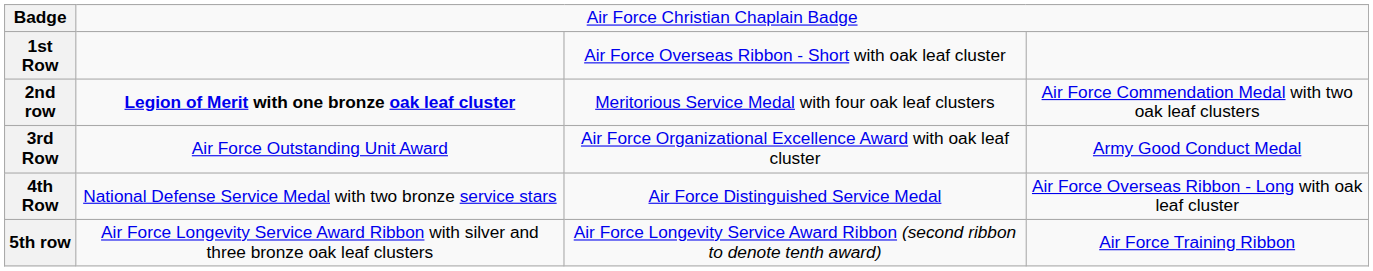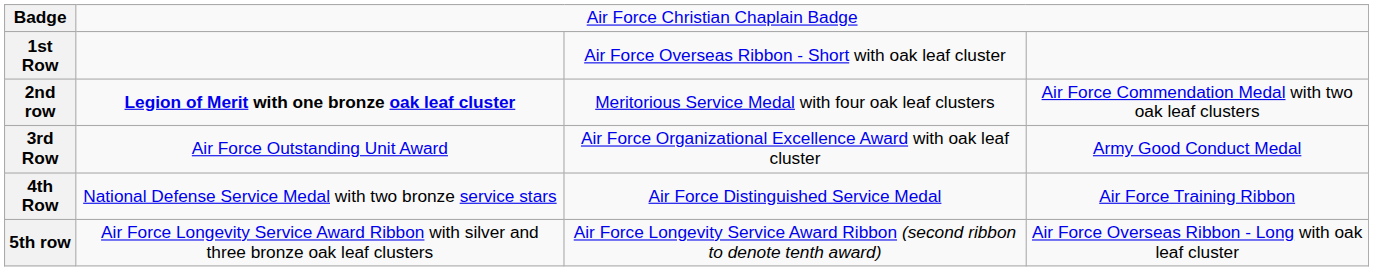(1197, 195) Air Force Overseas Ribbon - Long with oak leaf cluster -> (1197, 195) Air Force Training Ribbon
(1197, 242) Air Force Training Ribbon -> (1197, 242) Air Force Overseas Ribbon - Long with oak leaf cluster
